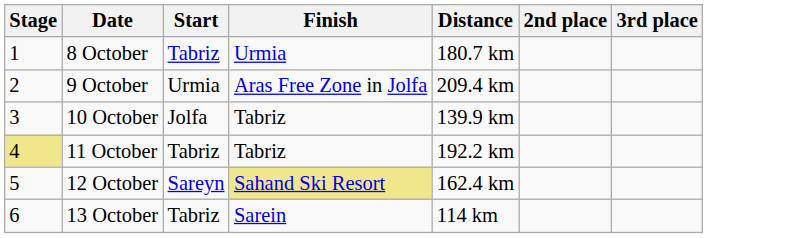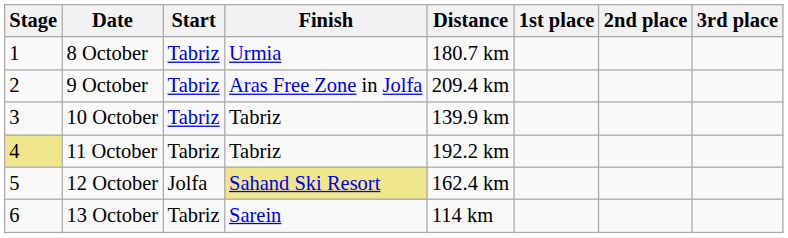+ column: (557, 20)
(194, 85) Urmia -> (194, 85) Tabriz
(187, 118) Jolfa -> (194, 118) Tabriz
(196, 183) Sareyn -> (187, 183) Jolfa
